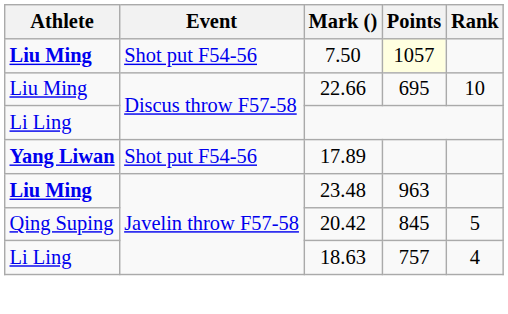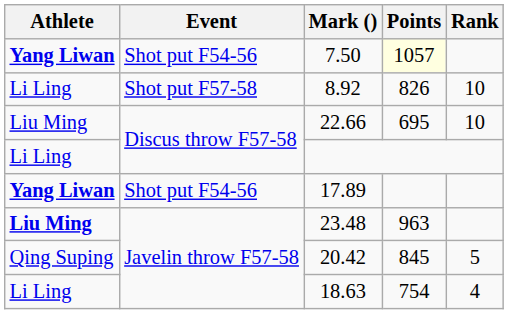(51, 55) Liu Ming -> (62, 55) Yang Liwan
+ row: (343, 89)
(414, 257) 757 -> (414, 291) 754
